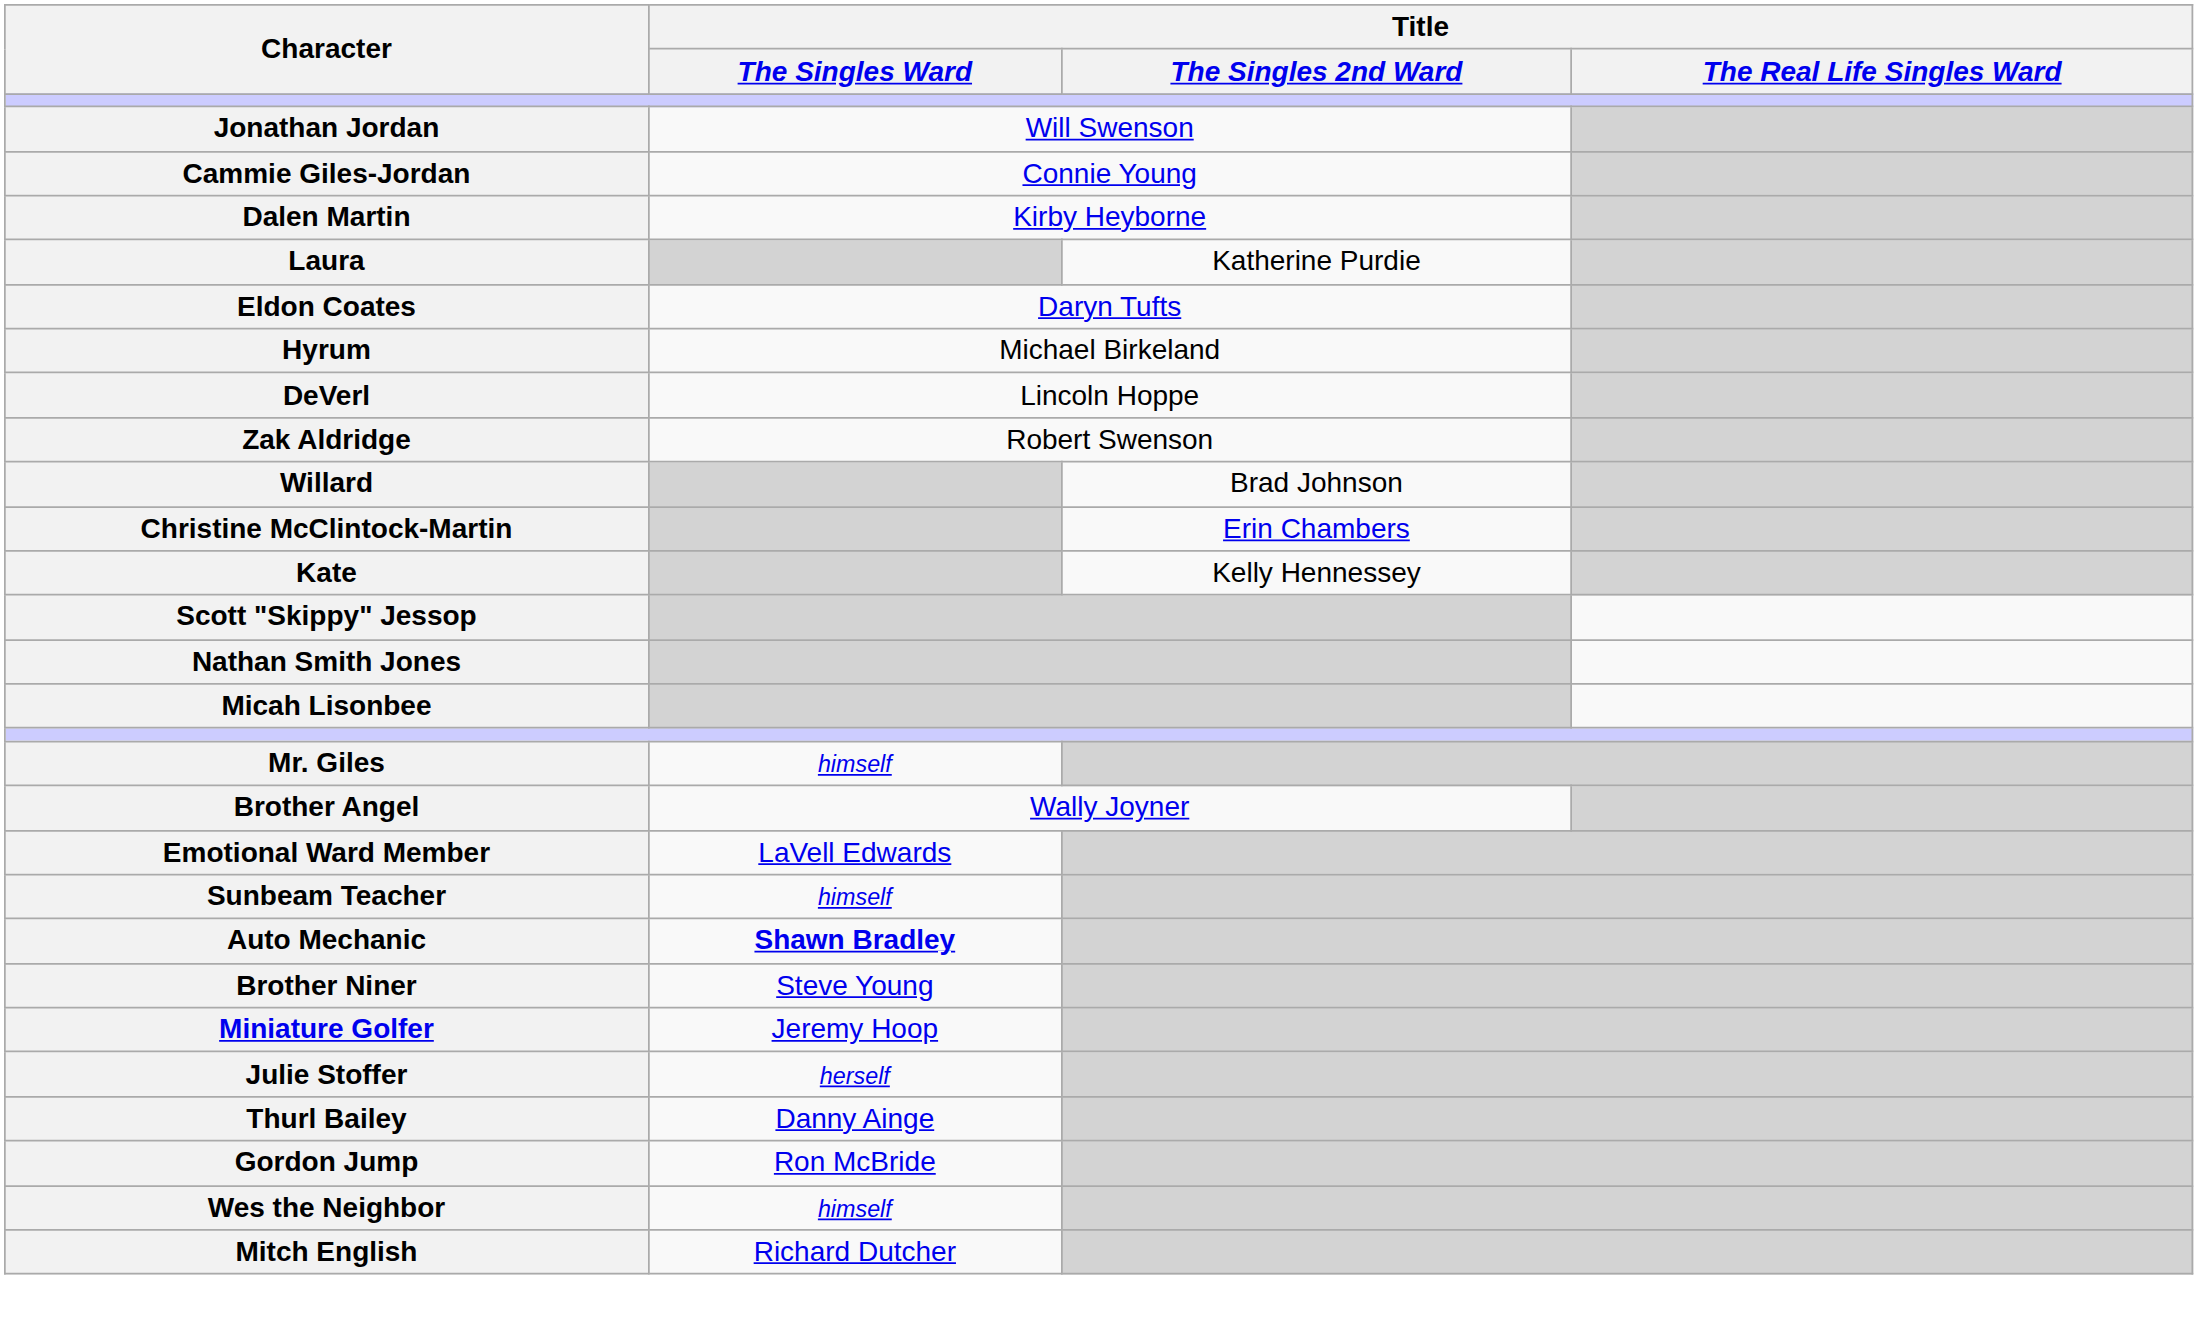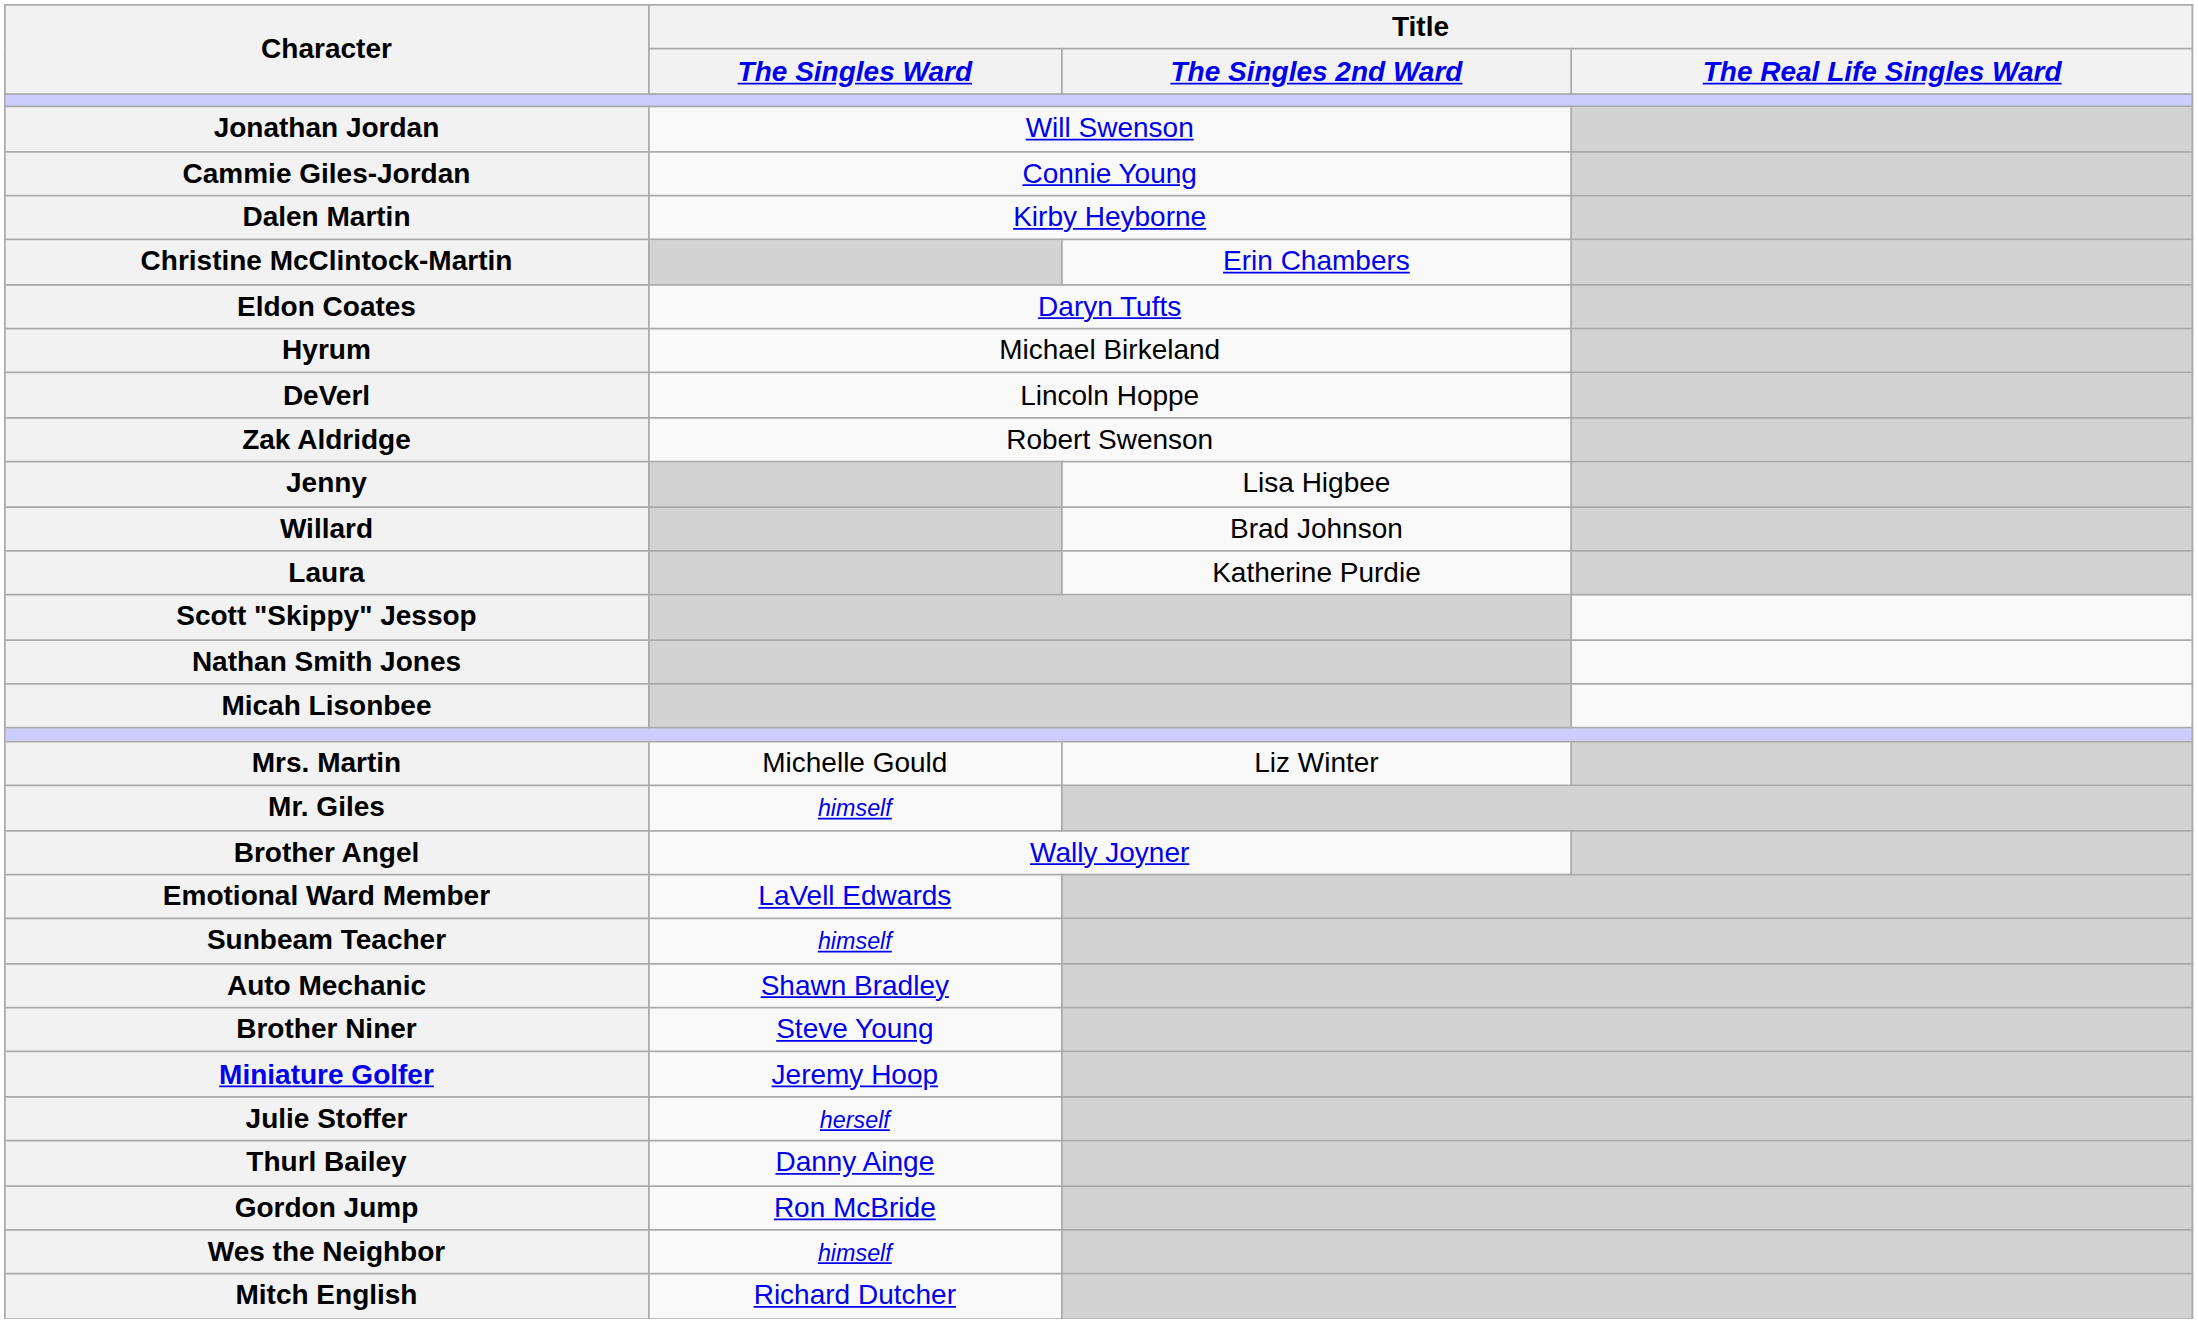rows swapped: (326, 528) <-> (326, 261)
+ row: (326, 483)
- row: (326, 572)
+ row: (326, 763)
(855, 940) bold -> (855, 985) normal
